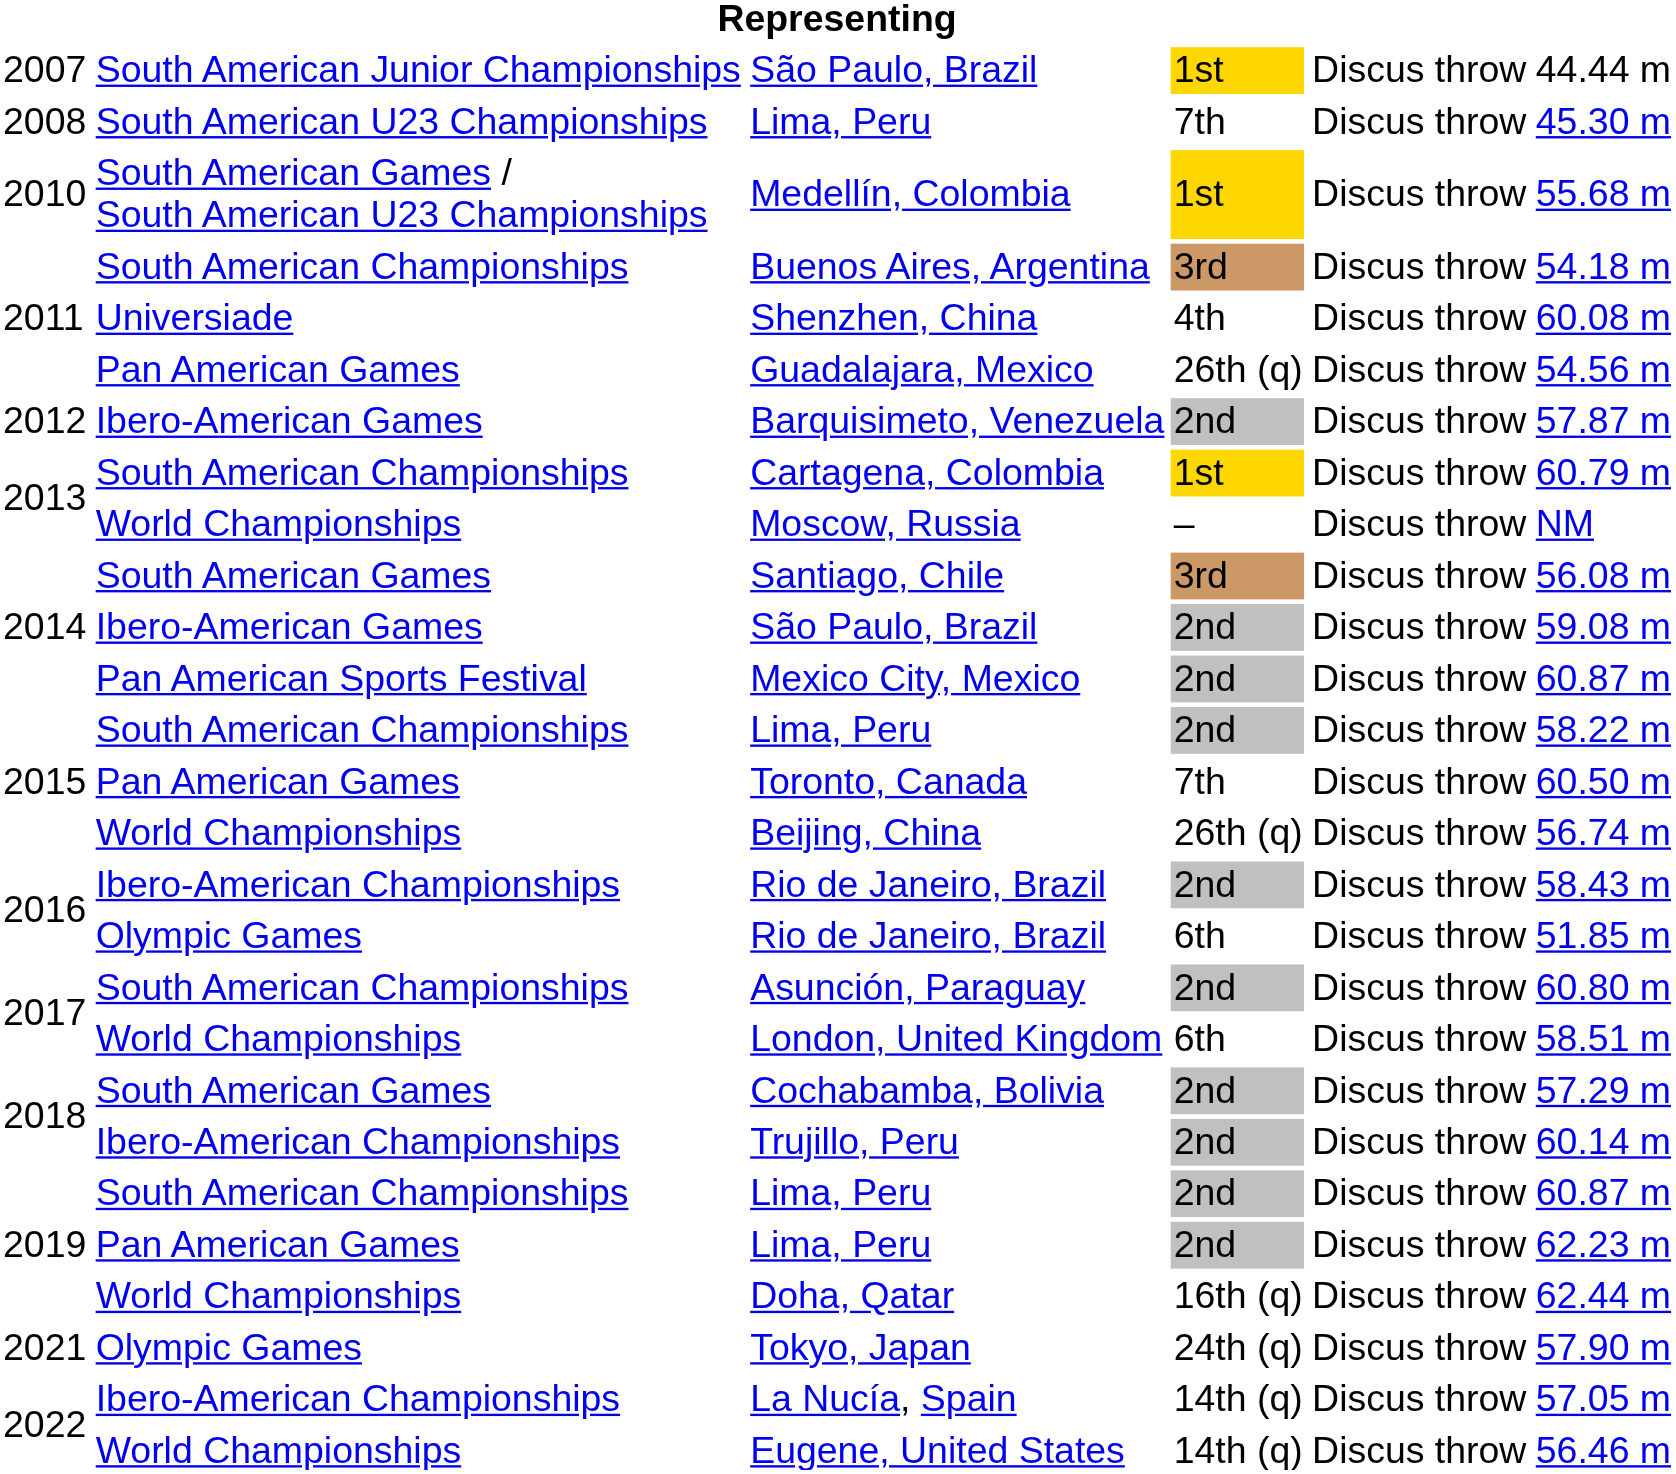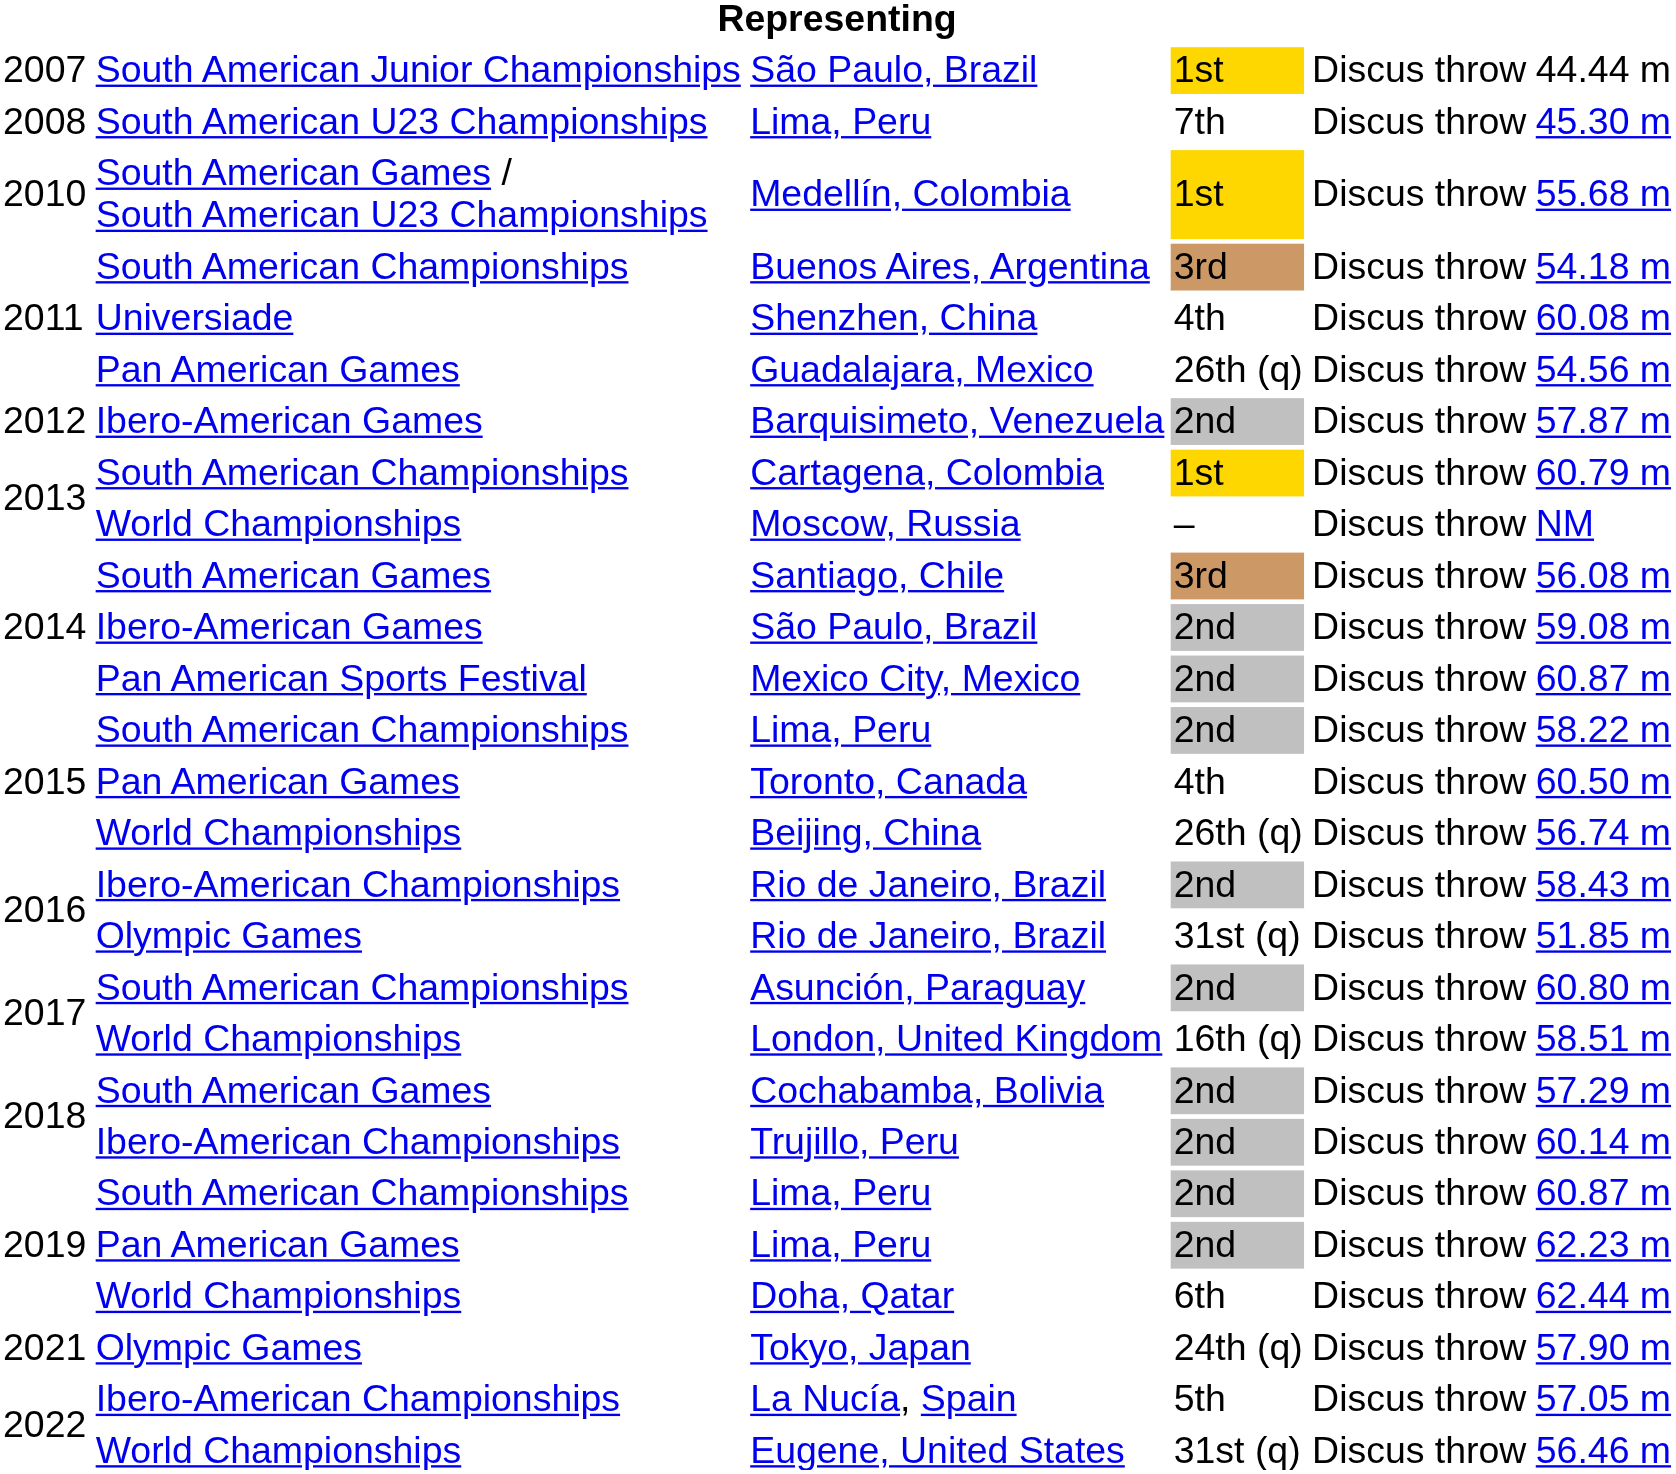(1200, 781) 7th -> (1200, 781) 4th
(1200, 935) 6th -> (1237, 935) 31st (q)
(1200, 1038) 6th -> (1238, 1038) 16th (q)
(1238, 1296) 16th (q) -> (1200, 1296) 6th
(1238, 1399) 14th (q) -> (1200, 1399) 5th
(1238, 1450) 14th (q) -> (1237, 1450) 31st (q)
